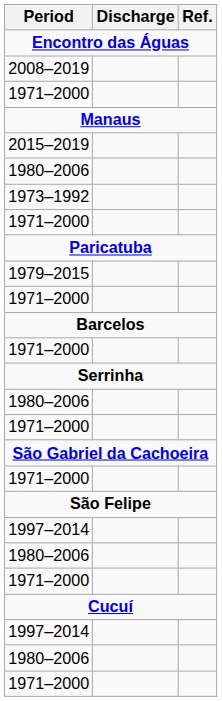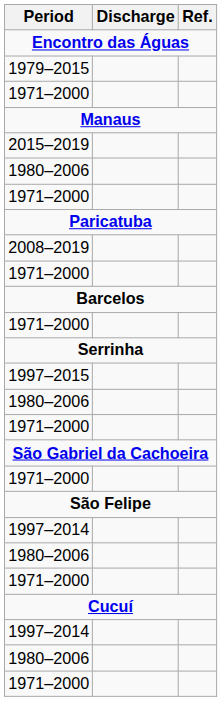rows swapped: (49, 273) <-> (49, 68)
- row: (49, 196)
+ row: (49, 376)
